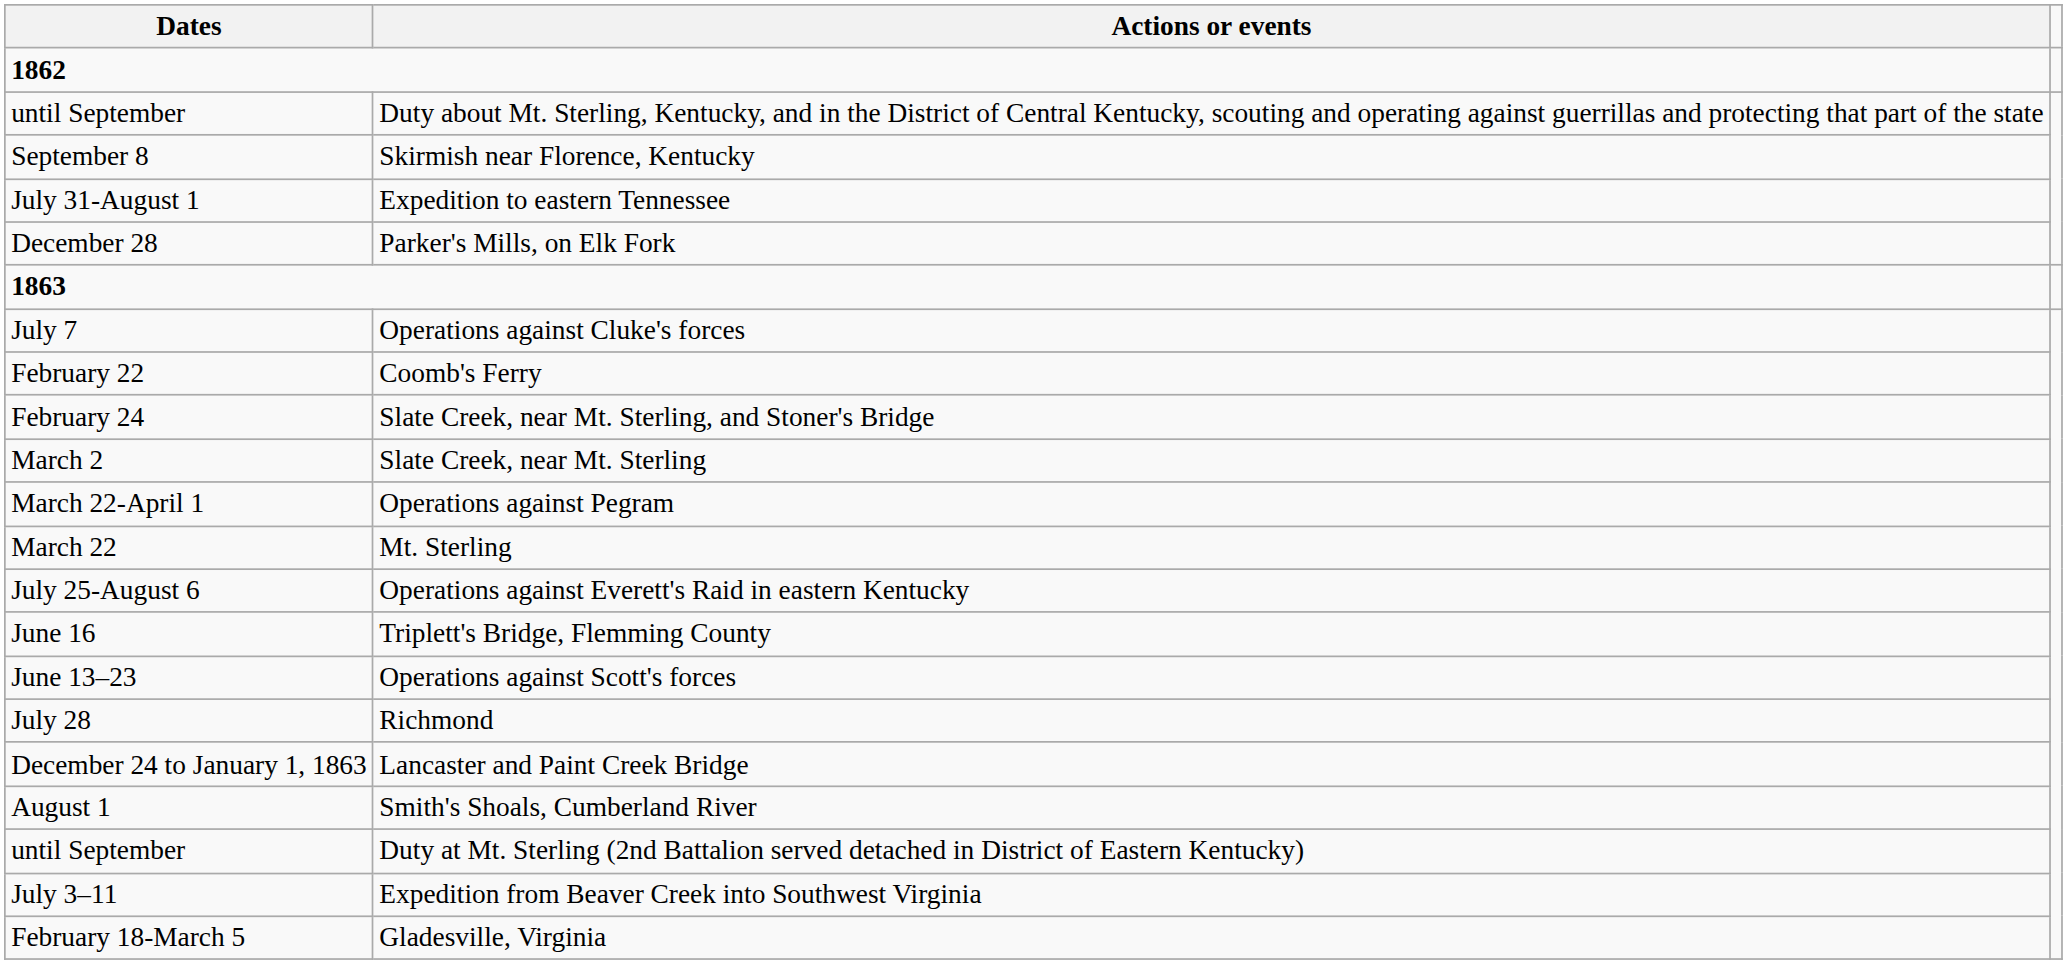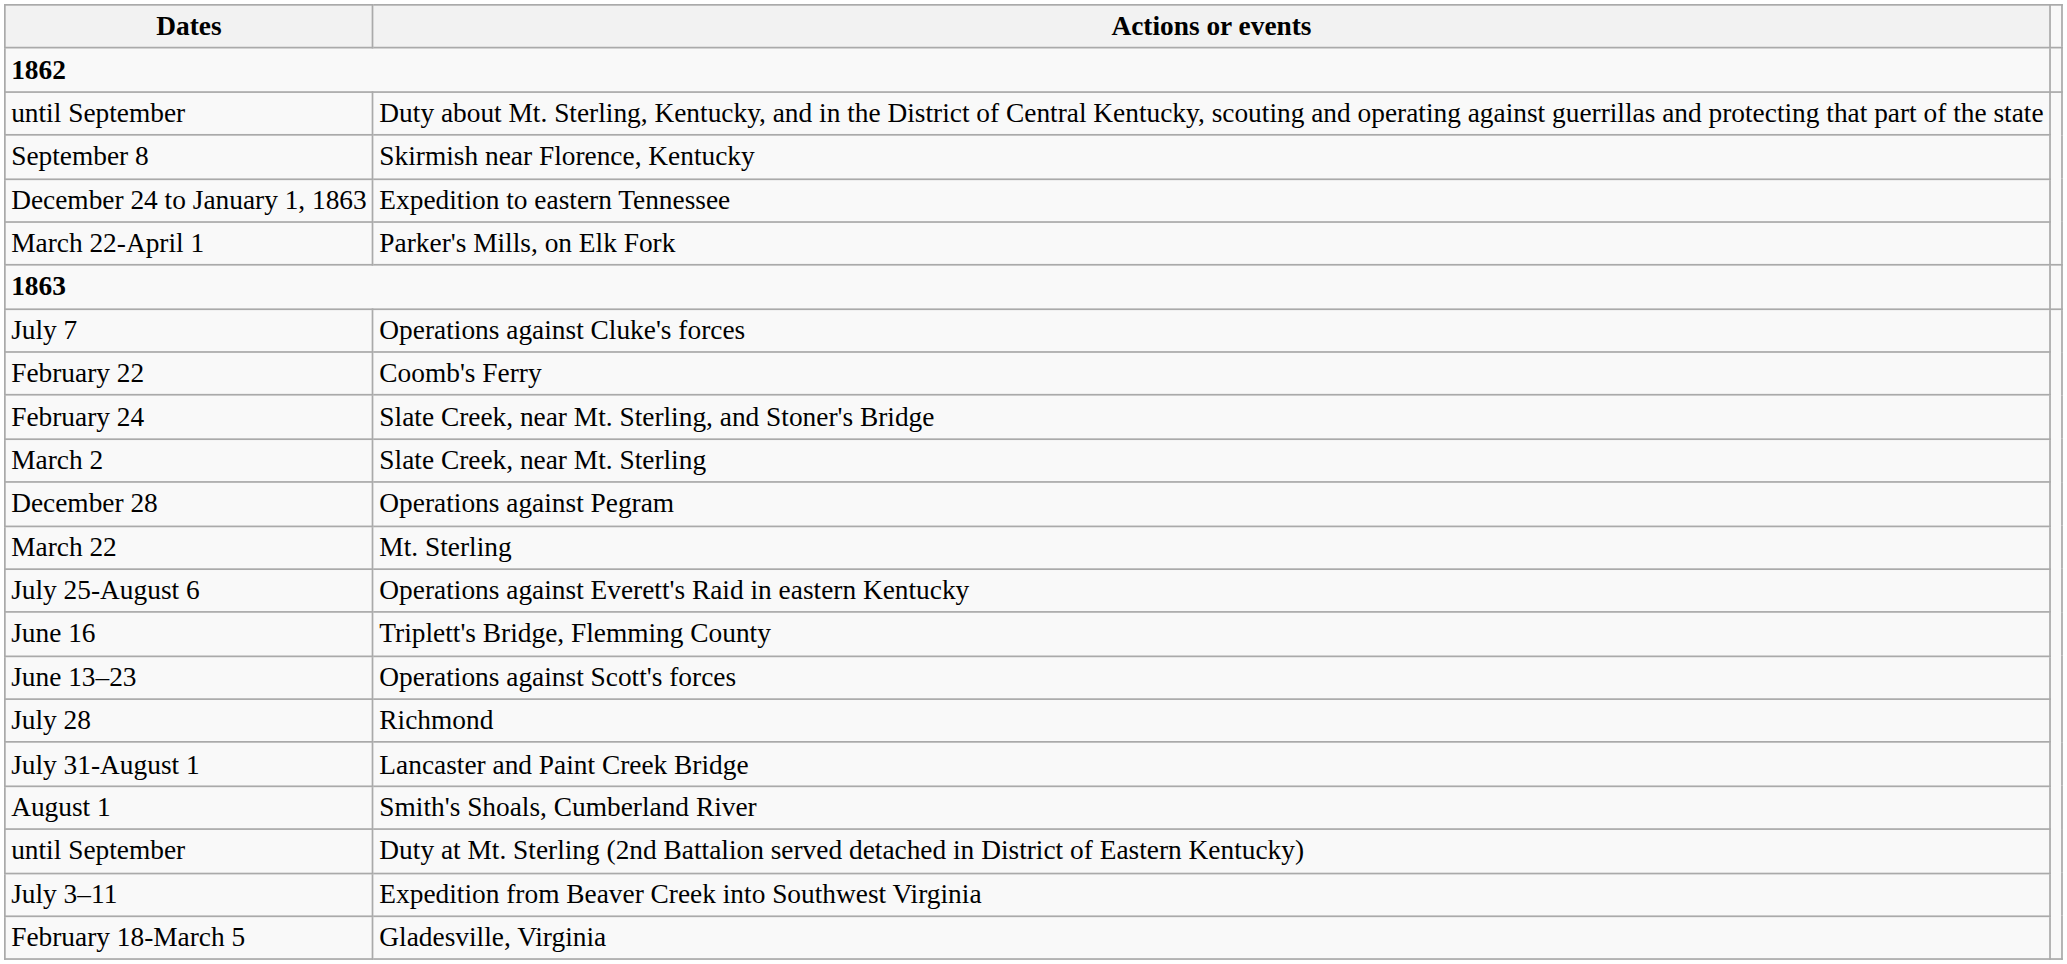(105, 199) July 31-August 1 -> (189, 199) December 24 to January 1, 1863
(84, 243) December 28 -> (108, 243) March 22-April 1
(108, 503) March 22-April 1 -> (84, 503) December 28
(189, 763) December 24 to January 1, 1863 -> (105, 763) July 31-August 1
